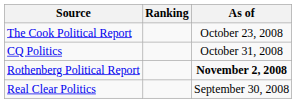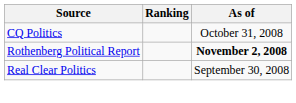- row: (69, 32)
